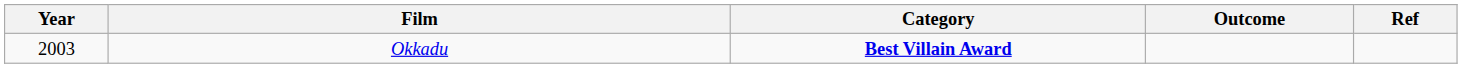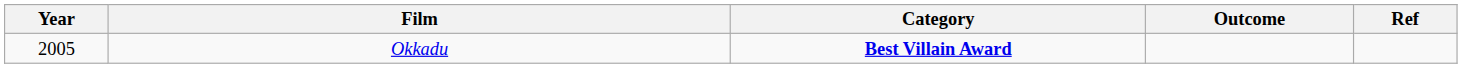(56, 48) 2003 -> (56, 48) 2005
